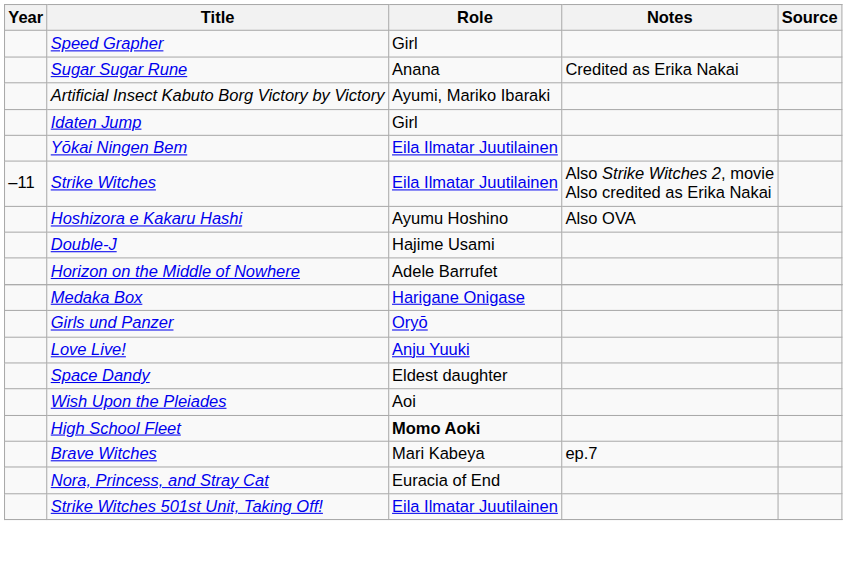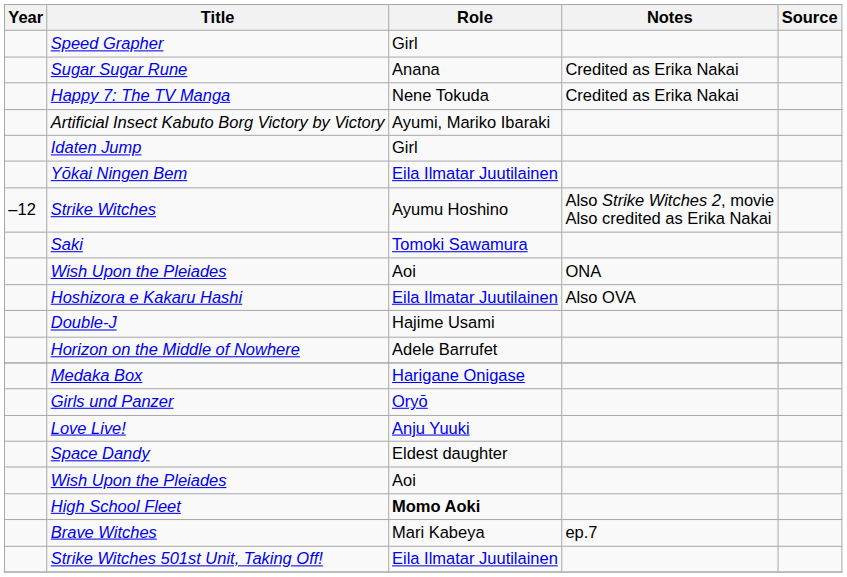+ row: (141, 95)
(21, 183) –11 -> (22, 209) –12
(475, 183) Eila Ilmatar Juutilainen -> (450, 209) Ayumu Hoshino
+ row: (67, 245)
+ row: (139, 271)
(450, 219) Ayumu Hoshino -> (475, 297) Eila Ilmatar Juutilainen
- row: (160, 480)
